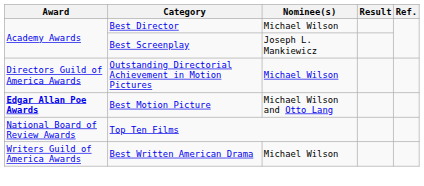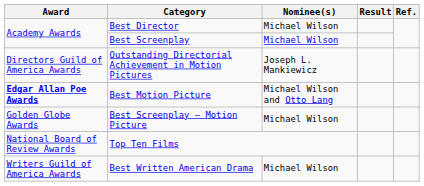(290, 45) Joseph L. Mankiewicz -> (301, 40) Michael Wilson
(301, 75) Michael Wilson -> (290, 65) Joseph L. Mankiewicz
+ row: (173, 119)
